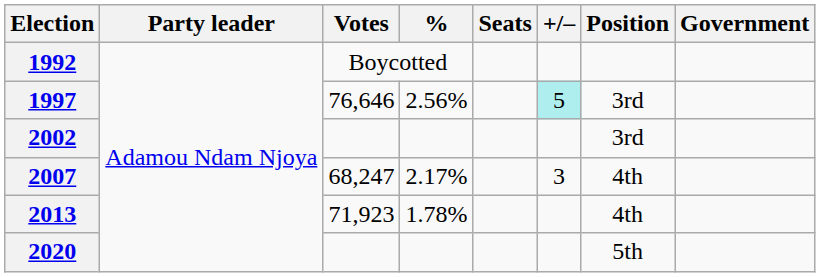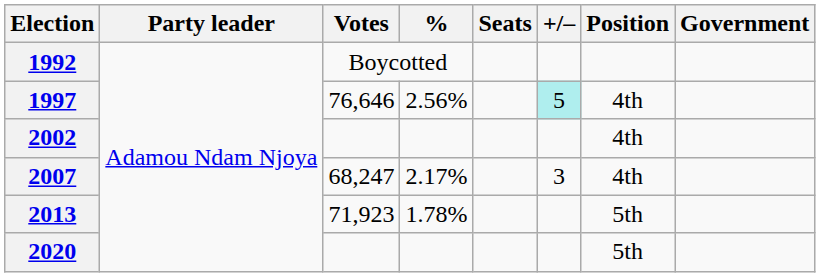(628, 99) 3rd -> (628, 99) 4th
(628, 137) 3rd -> (628, 137) 4th
(628, 213) 4th -> (628, 213) 5th
